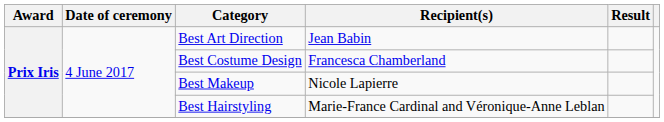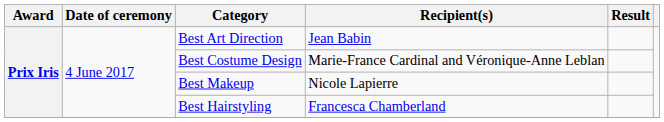(377, 60) Francesca Chamberland -> (456, 60) Marie-France Cardinal and Véronique-Anne Leblan
(456, 106) Marie-France Cardinal and Véronique-Anne Leblan -> (377, 106) Francesca Chamberland
